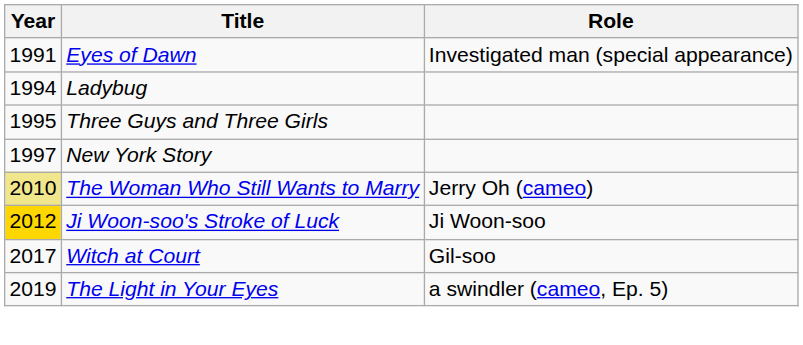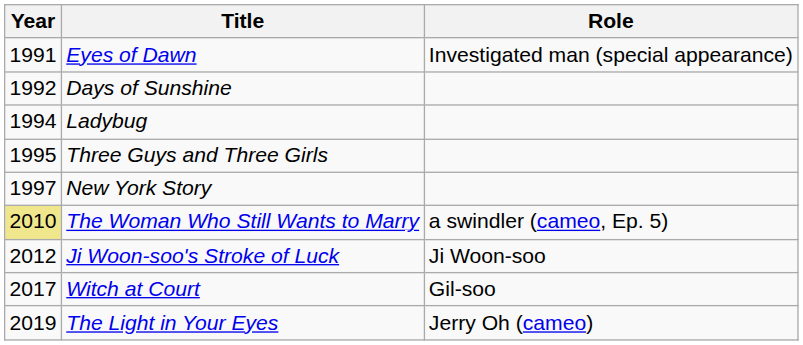+ row: (149, 88)
(511, 188) Jerry Oh (cameo) -> (549, 222) a swindler (cameo, Ep. 5)
(33, 222) gold background -> (33, 255) no background
(549, 289) a swindler (cameo, Ep. 5) -> (511, 322) Jerry Oh (cameo)
